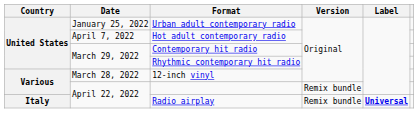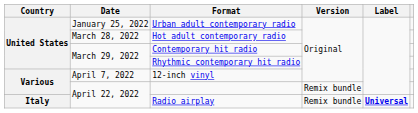(103, 37) April 7, 2022 -> (105, 37) March 28, 2022
(105, 75) March 28, 2022 -> (103, 75) April 7, 2022
